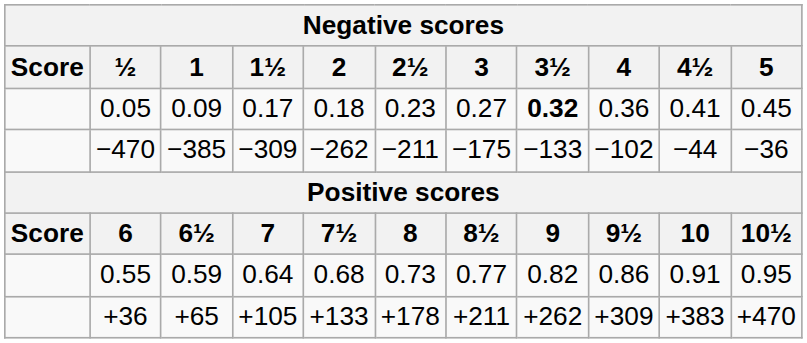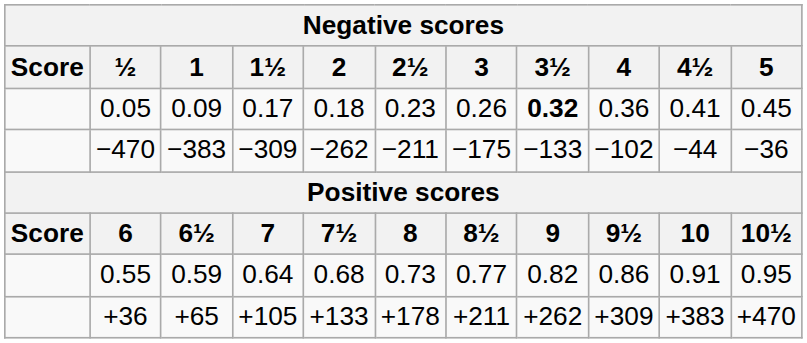(482, 108) 0.27 -> (482, 108) 0.26
(197, 150) −385 -> (197, 150) −383
